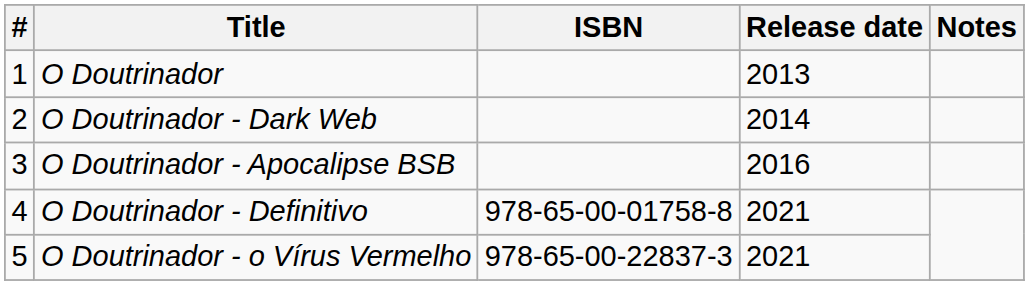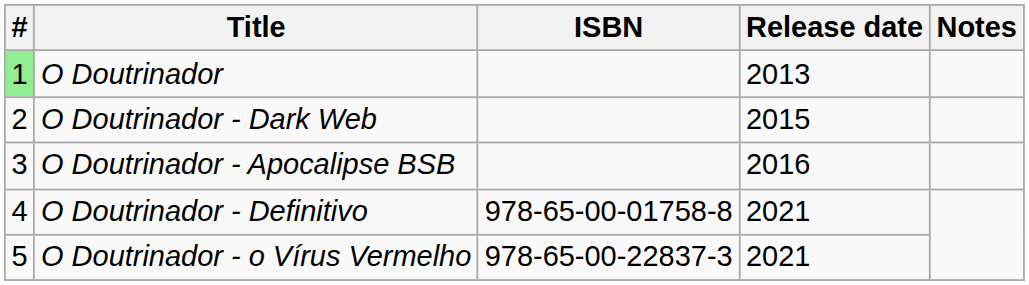(20, 73) no background -> (20, 73) lightgreen background
(778, 119) 2014 -> (778, 119) 2015
